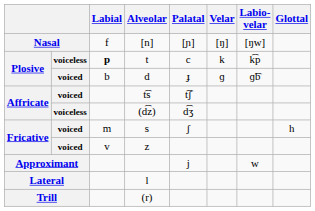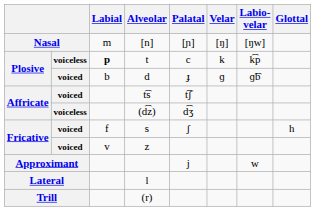(107, 42) f -> (107, 42) m
(107, 128) m -> (107, 128) f
